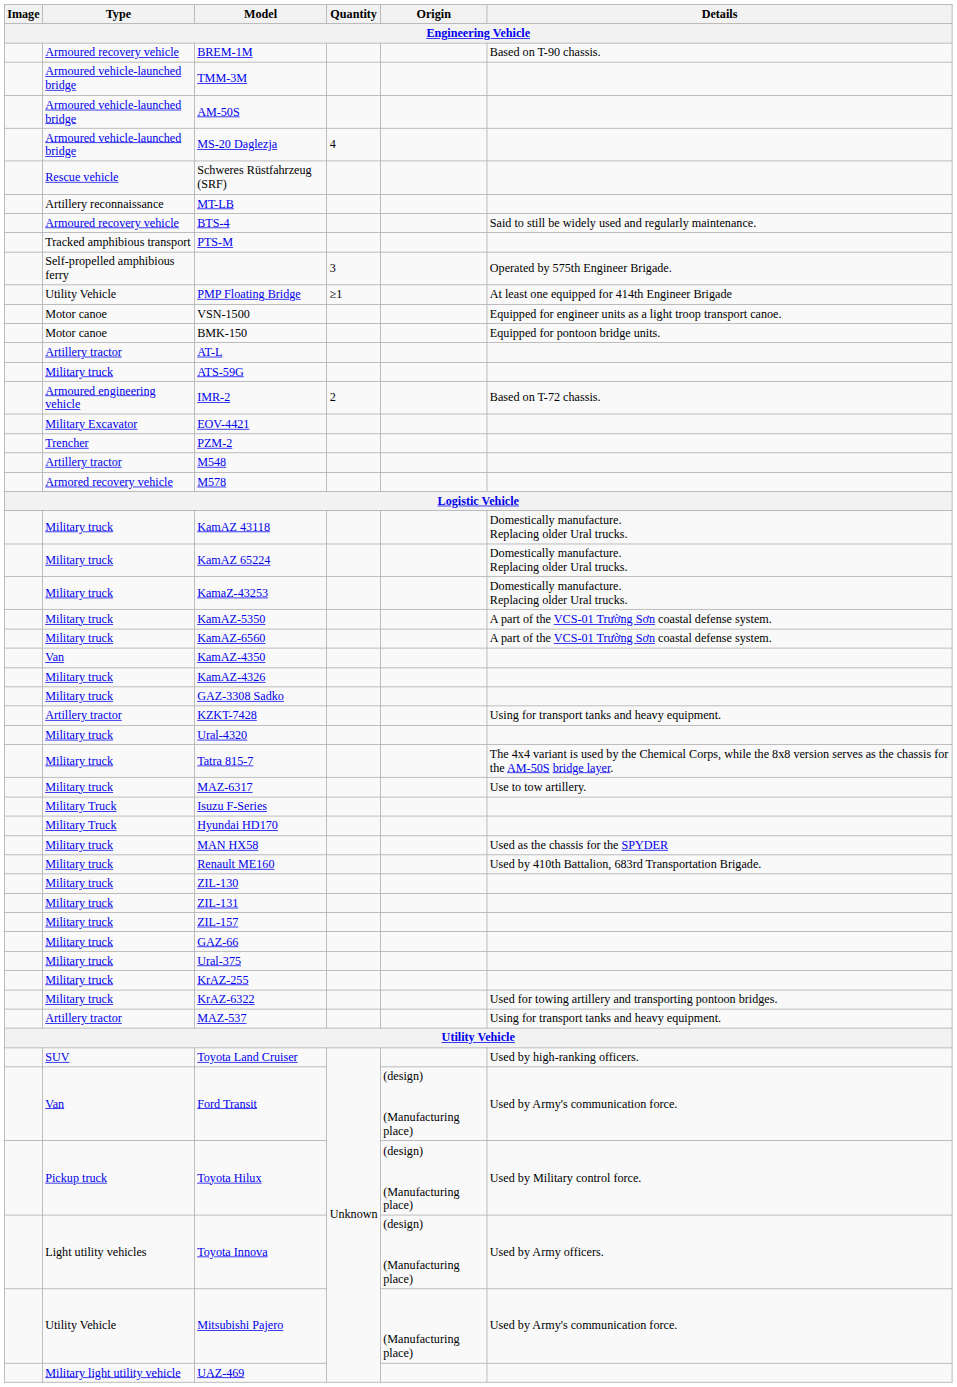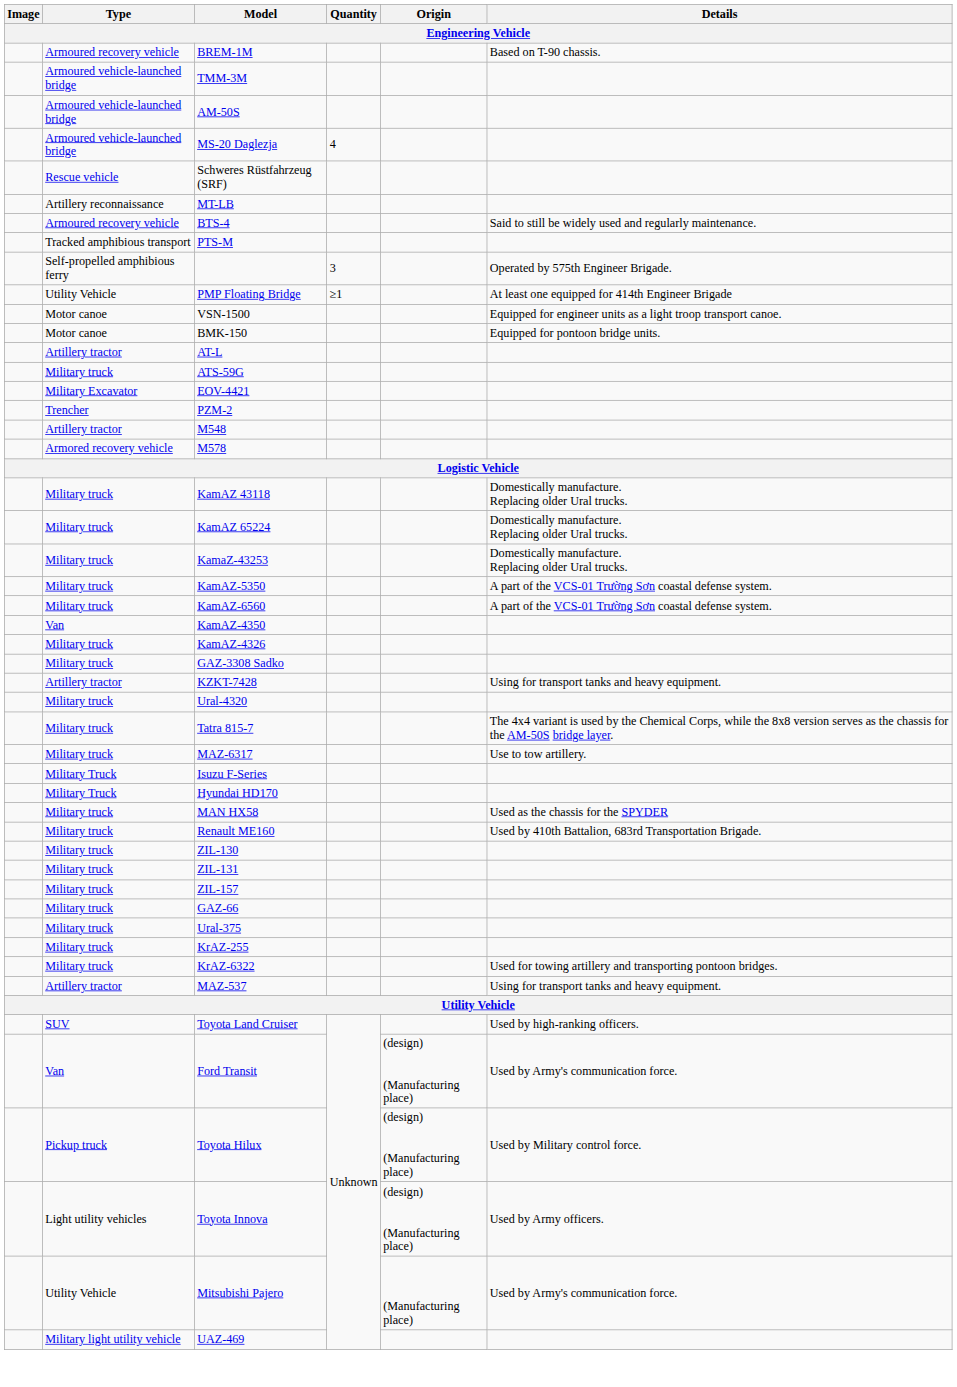- row: (214, 397)
